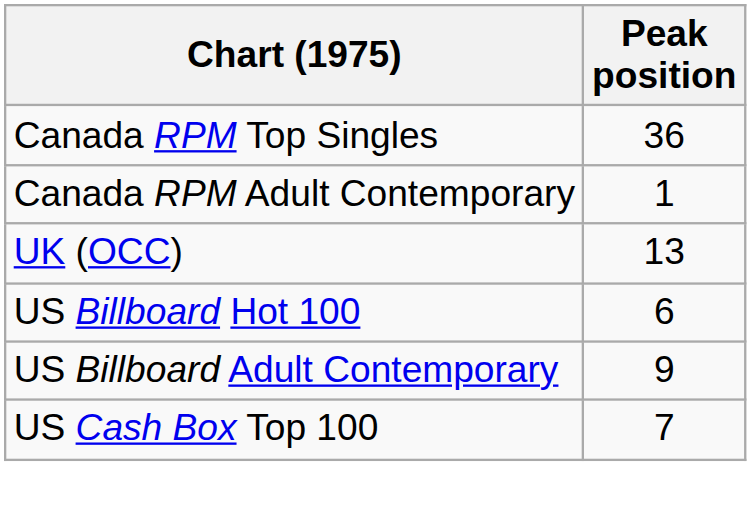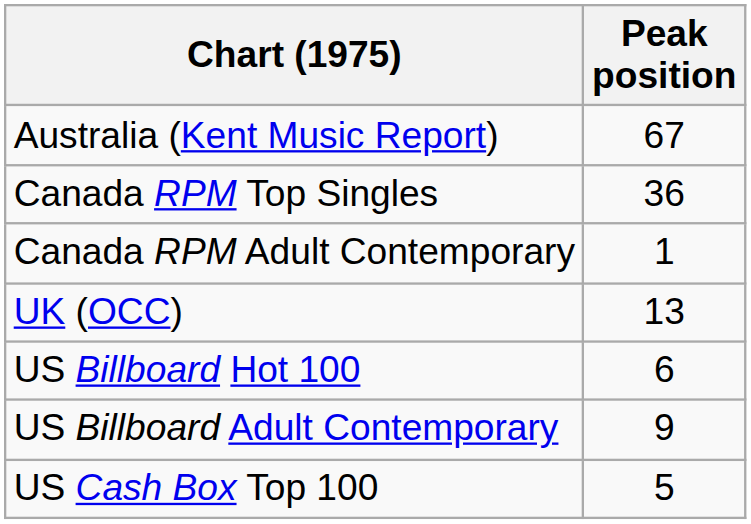+ row: (256, 134)
(664, 428) 7 -> (664, 487) 5
